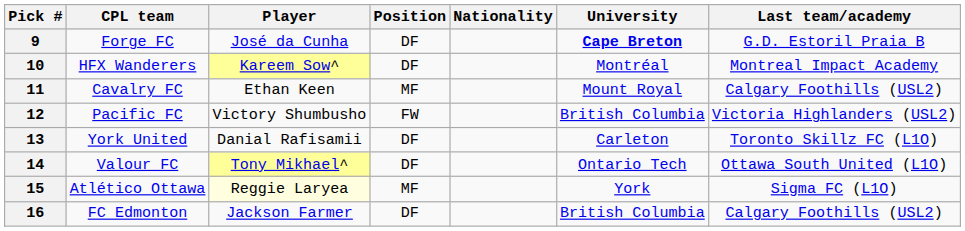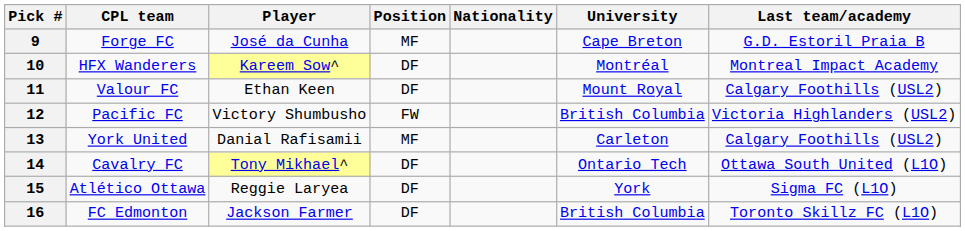(410, 41) DF -> (410, 41) MF
(632, 41) bold -> (632, 41) normal
(138, 91) Cavalry FC -> (138, 91) Valour FC
(410, 91) MF -> (410, 91) DF
(410, 140) DF -> (410, 140) MF
(834, 140) Toronto Skillz FC (L1O) -> (834, 140) Calgary Foothills (USL2)
(138, 164) Valour FC -> (138, 164) Cavalry FC
(289, 189) lightyellow background -> (289, 189) no background
(410, 189) MF -> (410, 189) DF
(834, 213) Calgary Foothills (USL2) -> (834, 213) Toronto Skillz FC (L1O)
